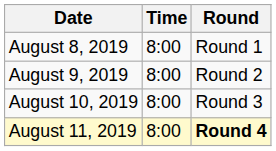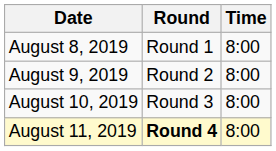columns swapped: (167, 18) <-> (231, 18)
